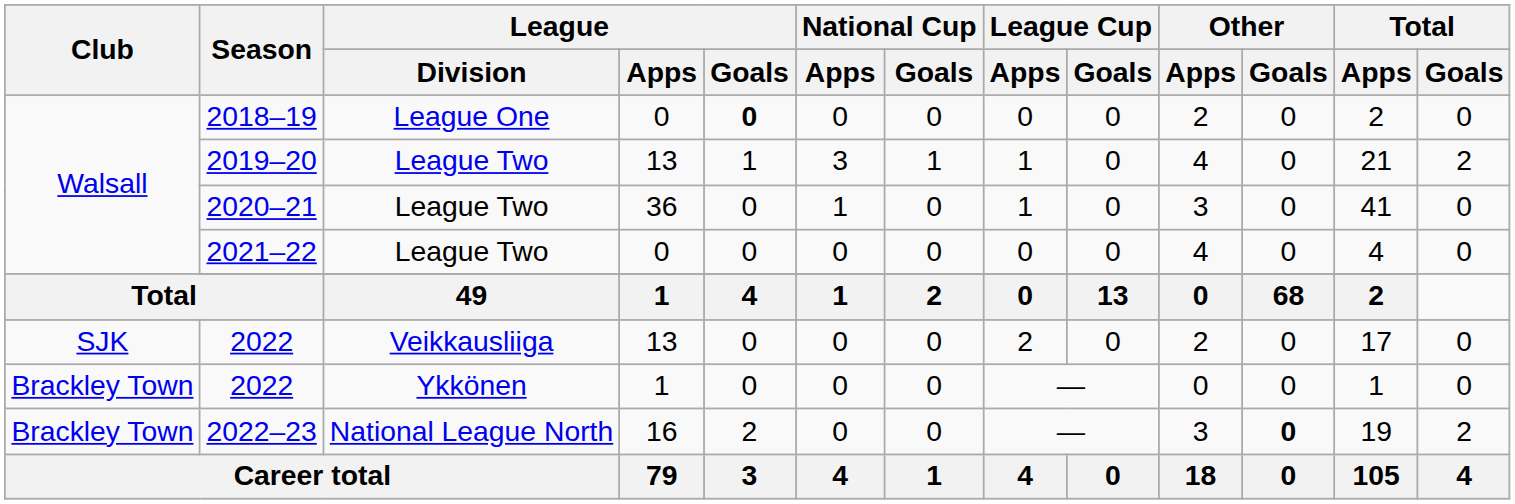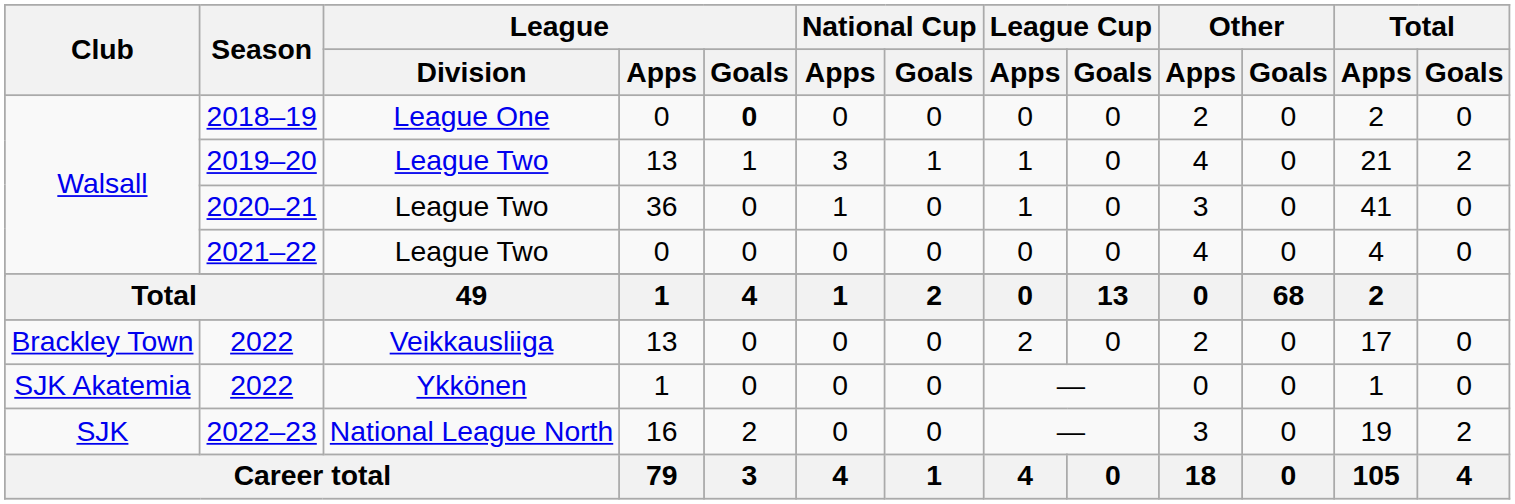(102, 341) SJK -> (102, 341) Brackley Town
(102, 386) Brackley Town -> (102, 386) SJK Akatemia
(102, 431) Brackley Town -> (102, 431) SJK
(1288, 431) bold -> (1288, 431) normal
